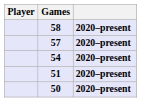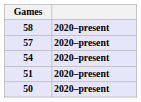- column: (21, 12)
